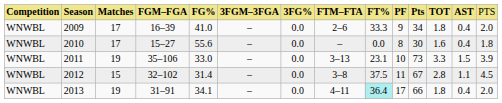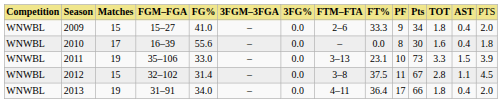(116, 28) 17 -> (116, 28) 15
(163, 28) 16–39 -> (163, 28) 15–27
(163, 43) 15–27 -> (163, 43) 16–39
(203, 91) 34.1 -> (203, 91) 34.0
(379, 91) paleturquoise background -> (379, 91) no background
